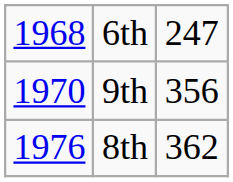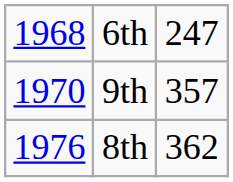(192, 90) 356 -> (192, 90) 357
